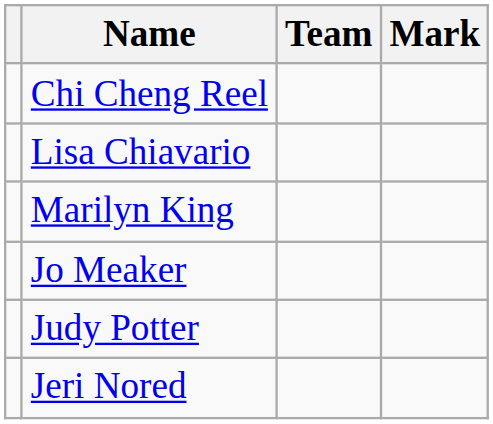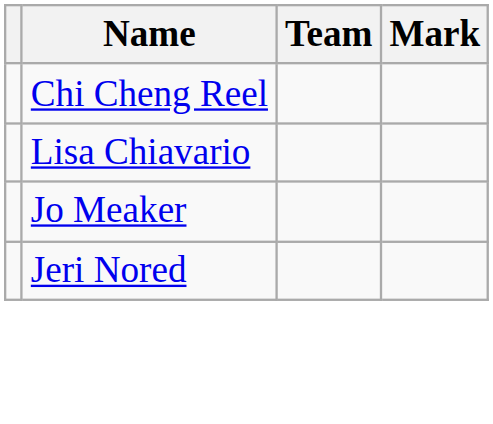- row: (132, 210)
- row: (115, 328)
